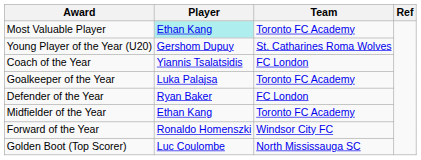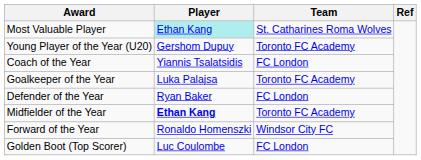(306, 29) Toronto FC Academy -> (324, 29) St. Catharines Roma Wolves
(324, 46) St. Catharines Roma Wolves -> (306, 46) Toronto FC Academy
(184, 113) normal -> (186, 113) bold
(308, 146) North Mississauga SC -> (282, 146) FC London
